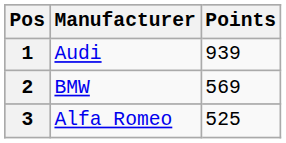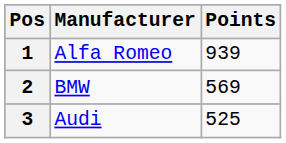(78, 54) Audi -> (113, 54) Alfa Romeo
(113, 120) Alfa Romeo -> (78, 120) Audi
